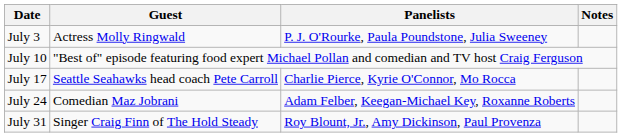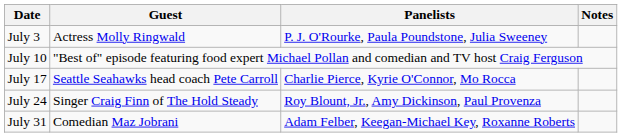(116, 100) Comedian Maz Jobrani -> (155, 100) Singer Craig Finn of The Hold Steady
(430, 100) Adam Felber, Keegan-Michael Key, Roxanne Roberts -> (413, 100) Roy Blount, Jr., Amy Dickinson, Paul Provenza
(155, 121) Singer Craig Finn of The Hold Steady -> (116, 121) Comedian Maz Jobrani
(413, 121) Roy Blount, Jr., Amy Dickinson, Paul Provenza -> (430, 121) Adam Felber, Keegan-Michael Key, Roxanne Roberts
